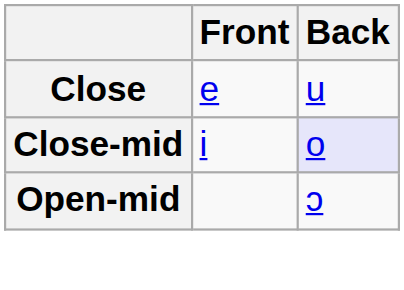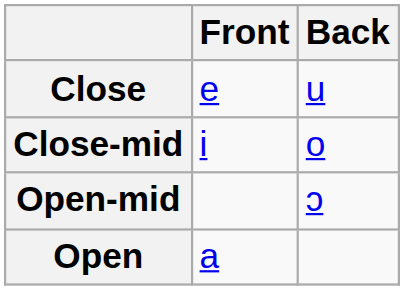(316, 144) lavender background -> (316, 144) no background
+ row: (98, 255)
